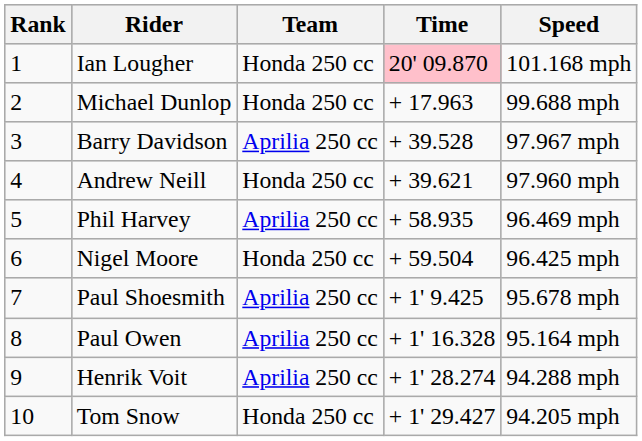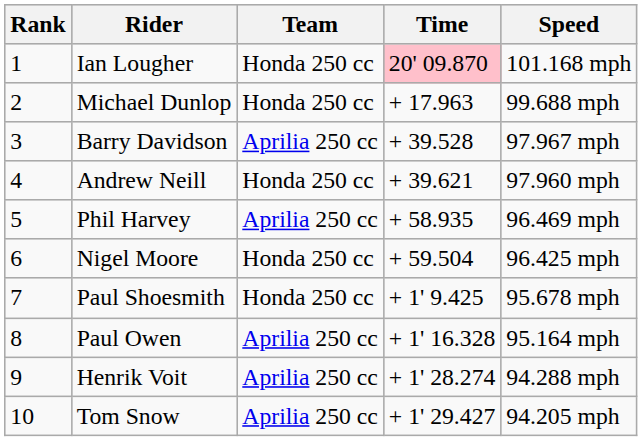(310, 297) Aprilia 250 cc -> (308, 297) Honda 250 cc
(308, 415) Honda 250 cc -> (310, 415) Aprilia 250 cc
